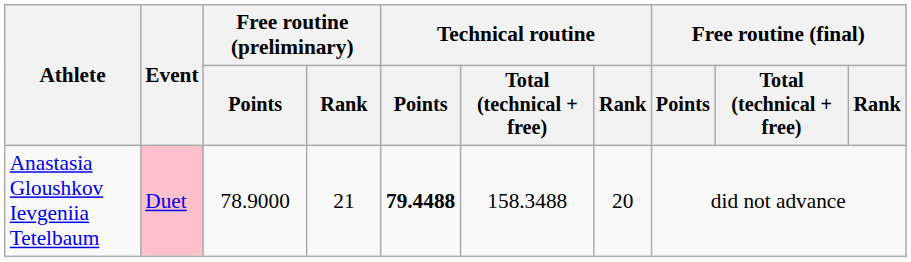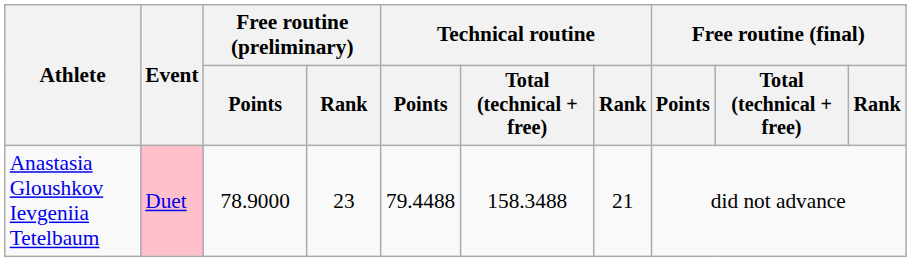(344, 201) 21 -> (344, 201) 23
(421, 201) bold -> (421, 201) normal
(623, 201) 20 -> (623, 201) 21
